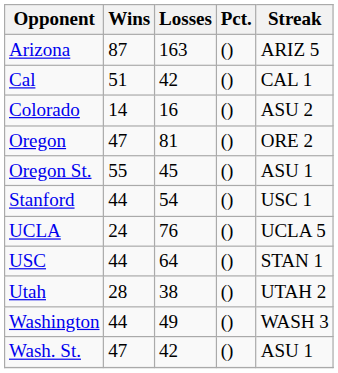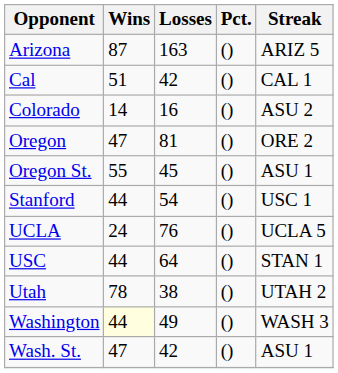(118, 291) 28 -> (118, 291) 78
(118, 321) no background -> (118, 321) lightyellow background
